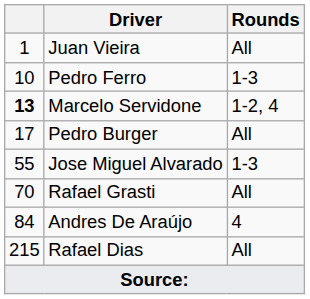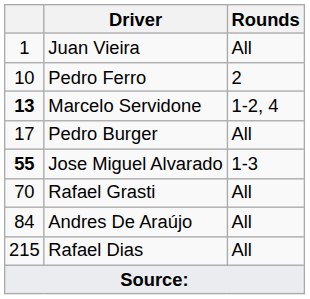(245, 77) 1-3 -> (237, 77) 2
(24, 163) normal -> (24, 163) bold
(237, 221) 4 -> (242, 221) All
